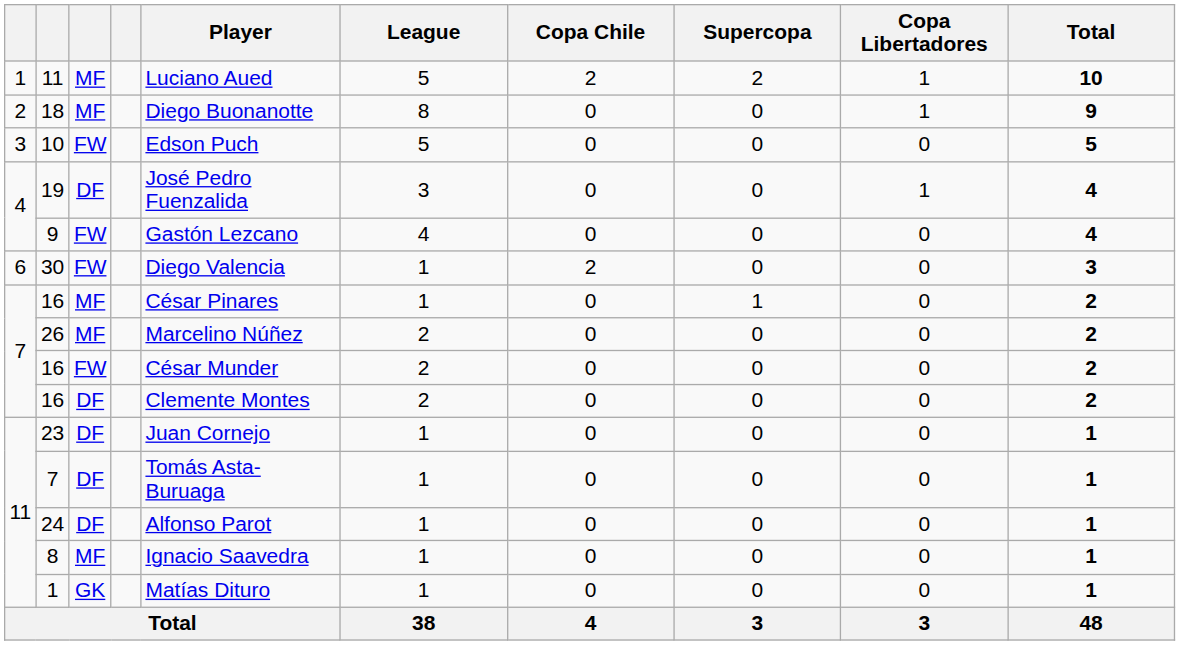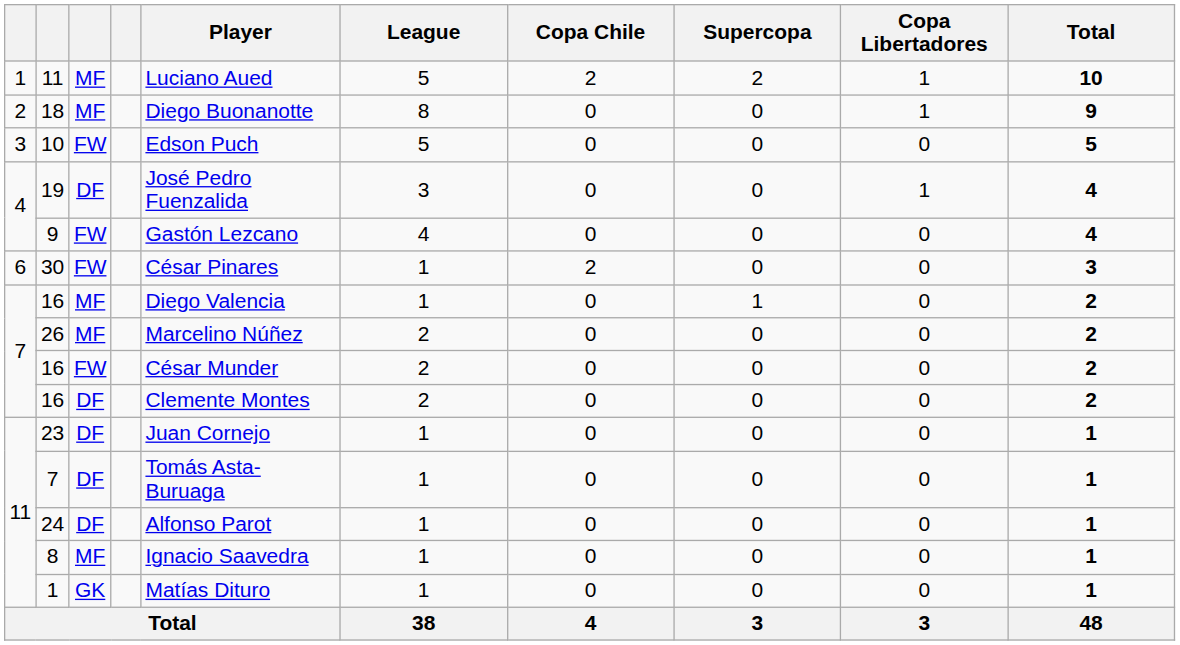(215, 267) Diego Valencia -> (212, 267) César Pinares
(212, 300) César Pinares -> (215, 300) Diego Valencia
